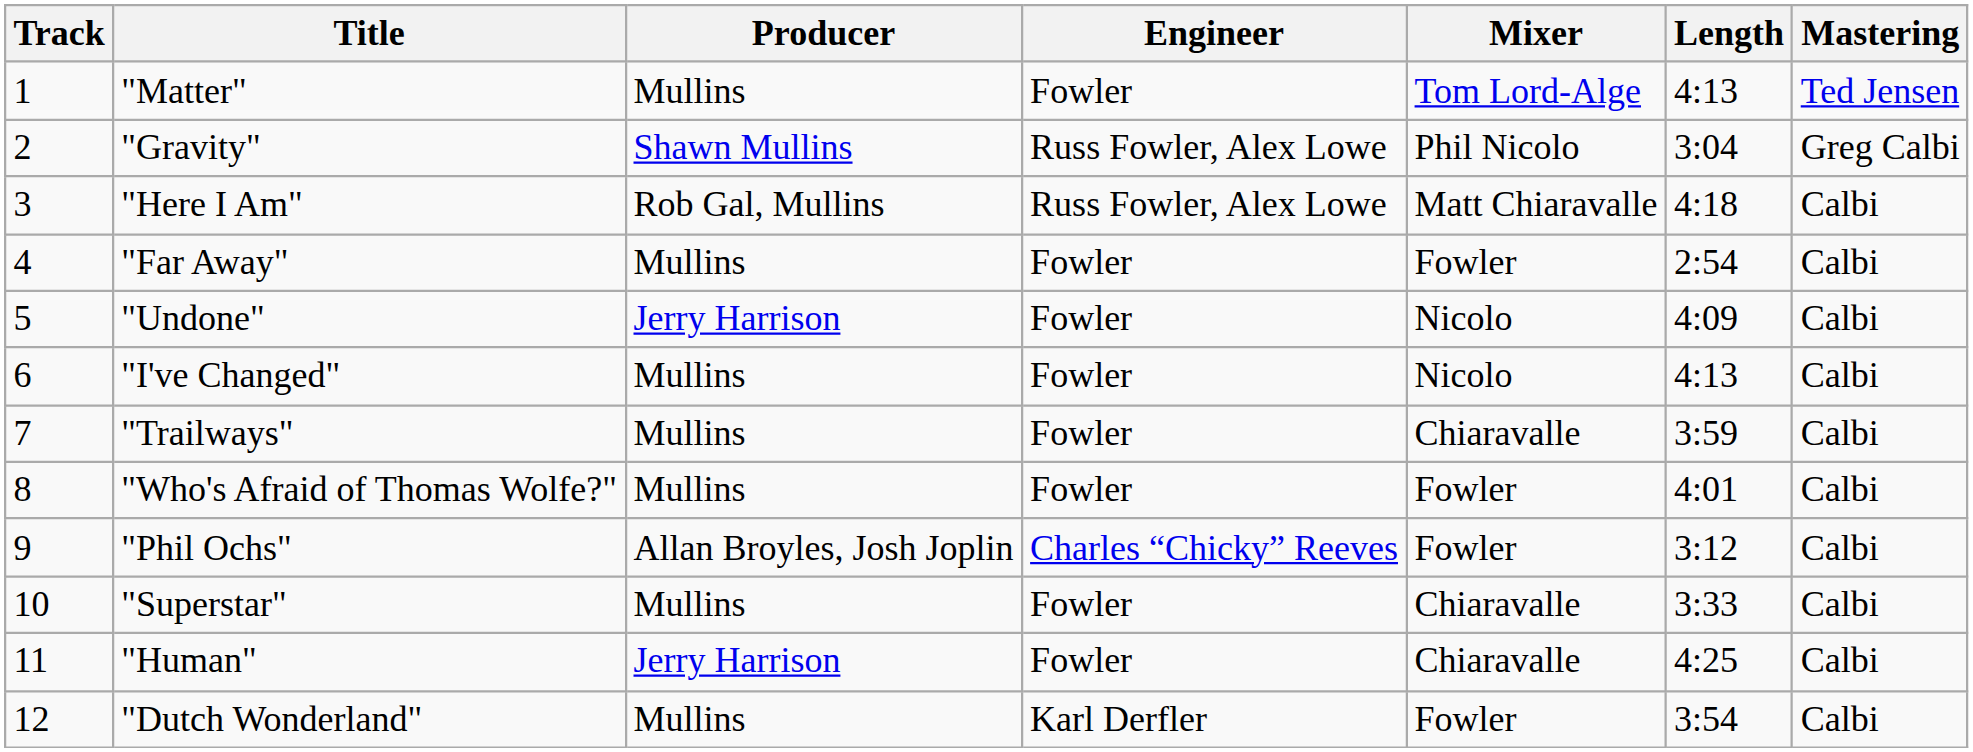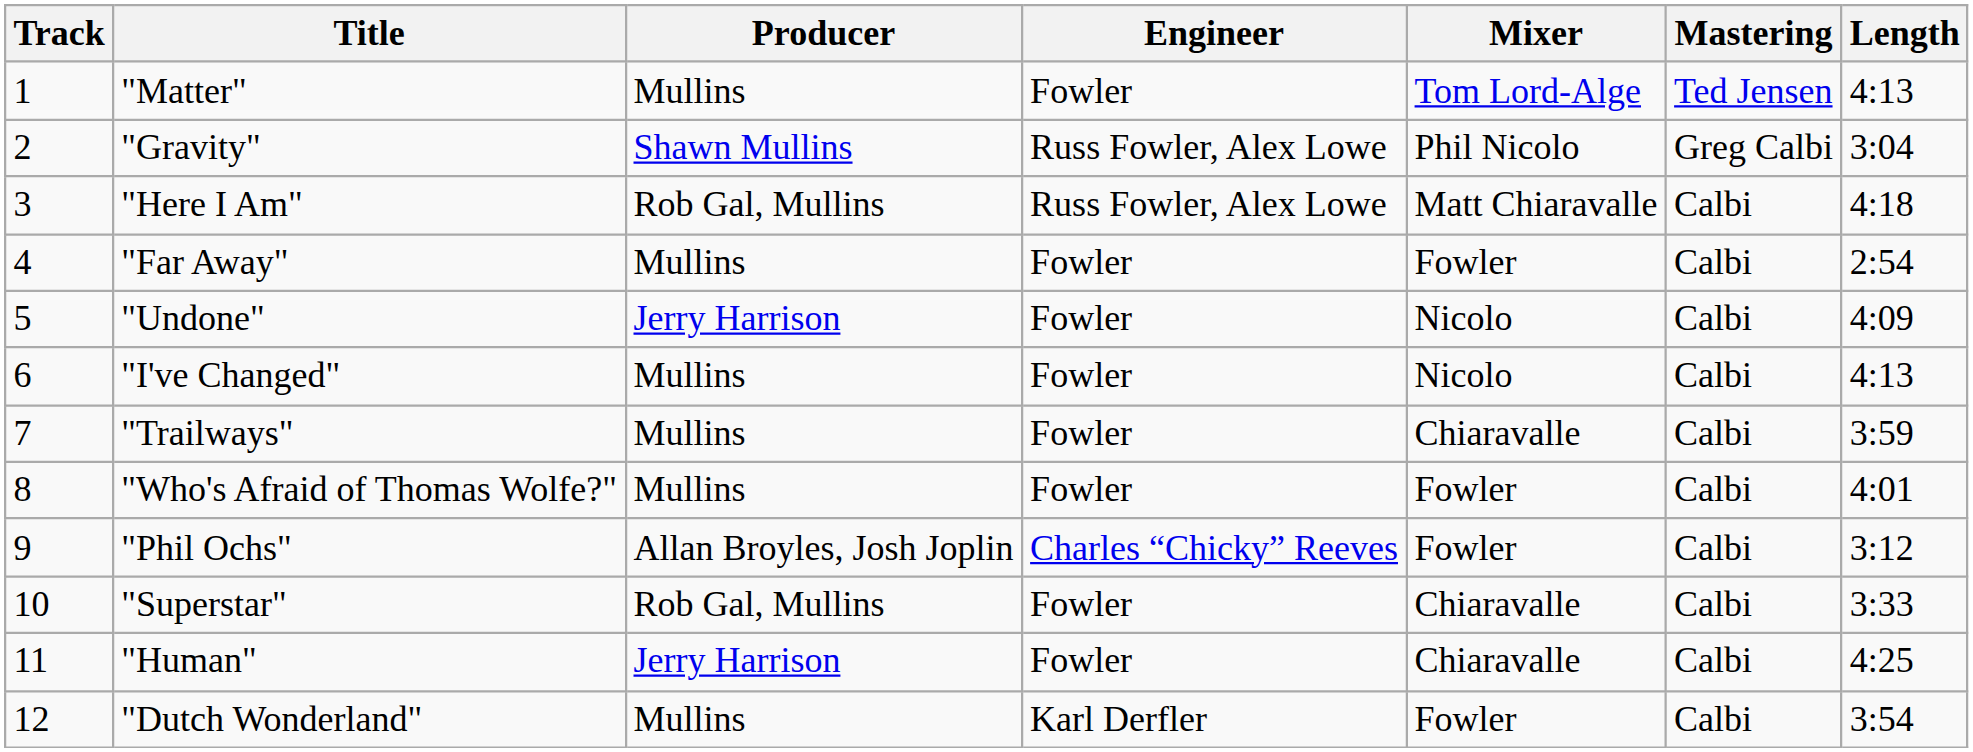columns swapped: (1880, 33) <-> (1729, 33)
(690, 603) Mullins -> (759, 603) Rob Gal, Mullins
